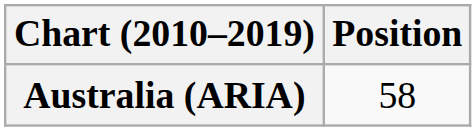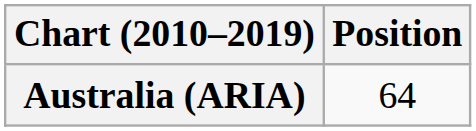(397, 94) 58 -> (397, 94) 64
